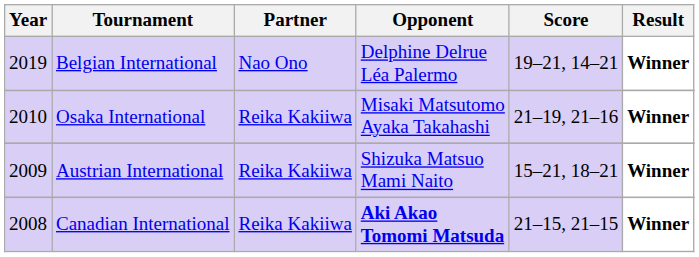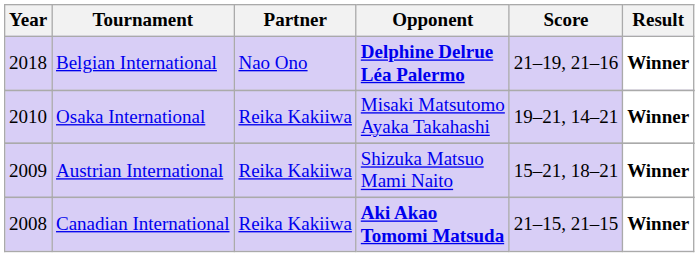(28, 63) 2019 -> (28, 63) 2018
(424, 63) normal -> (427, 63) bold
(566, 63) 19–21, 14–21 -> (566, 63) 21–19, 21–16
(566, 116) 21–19, 21–16 -> (566, 116) 19–21, 14–21
